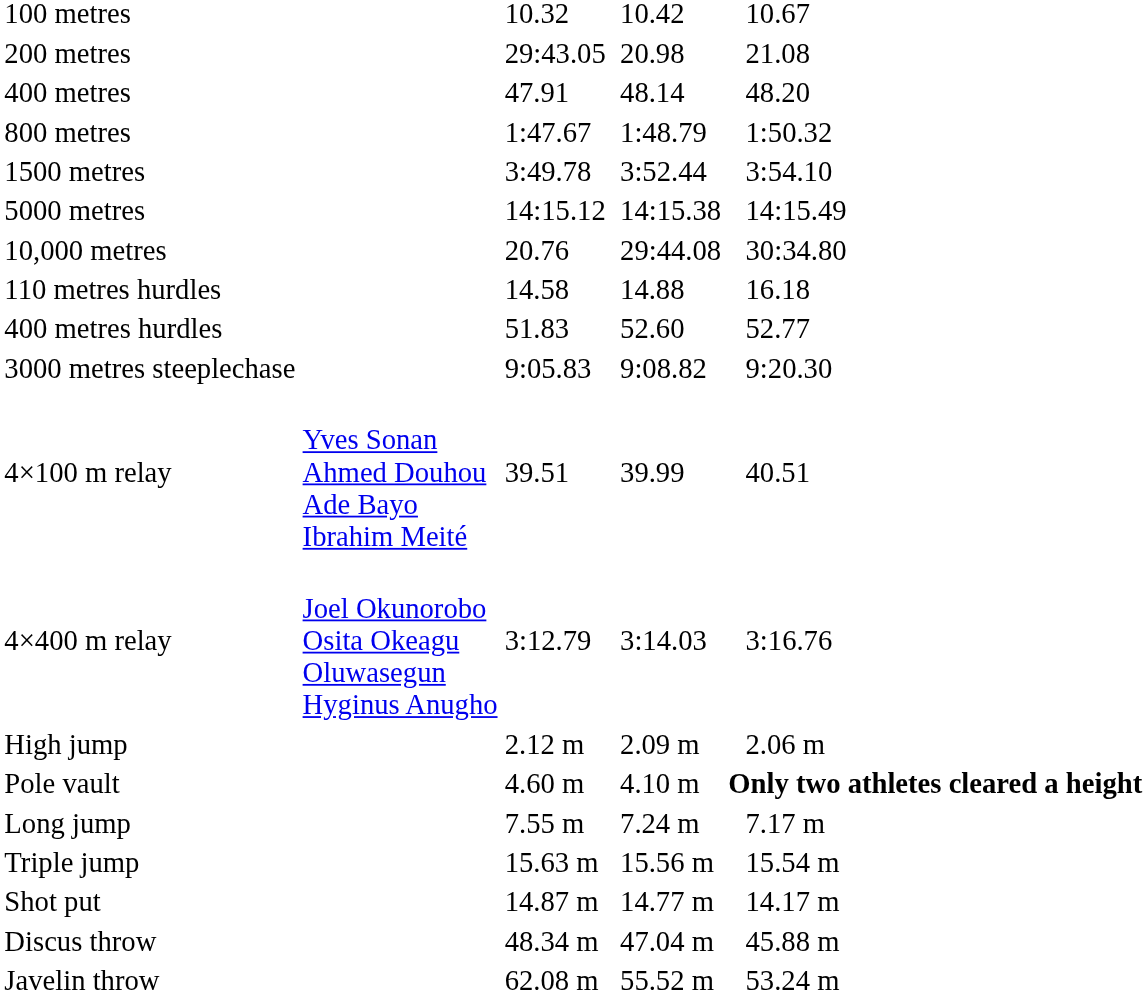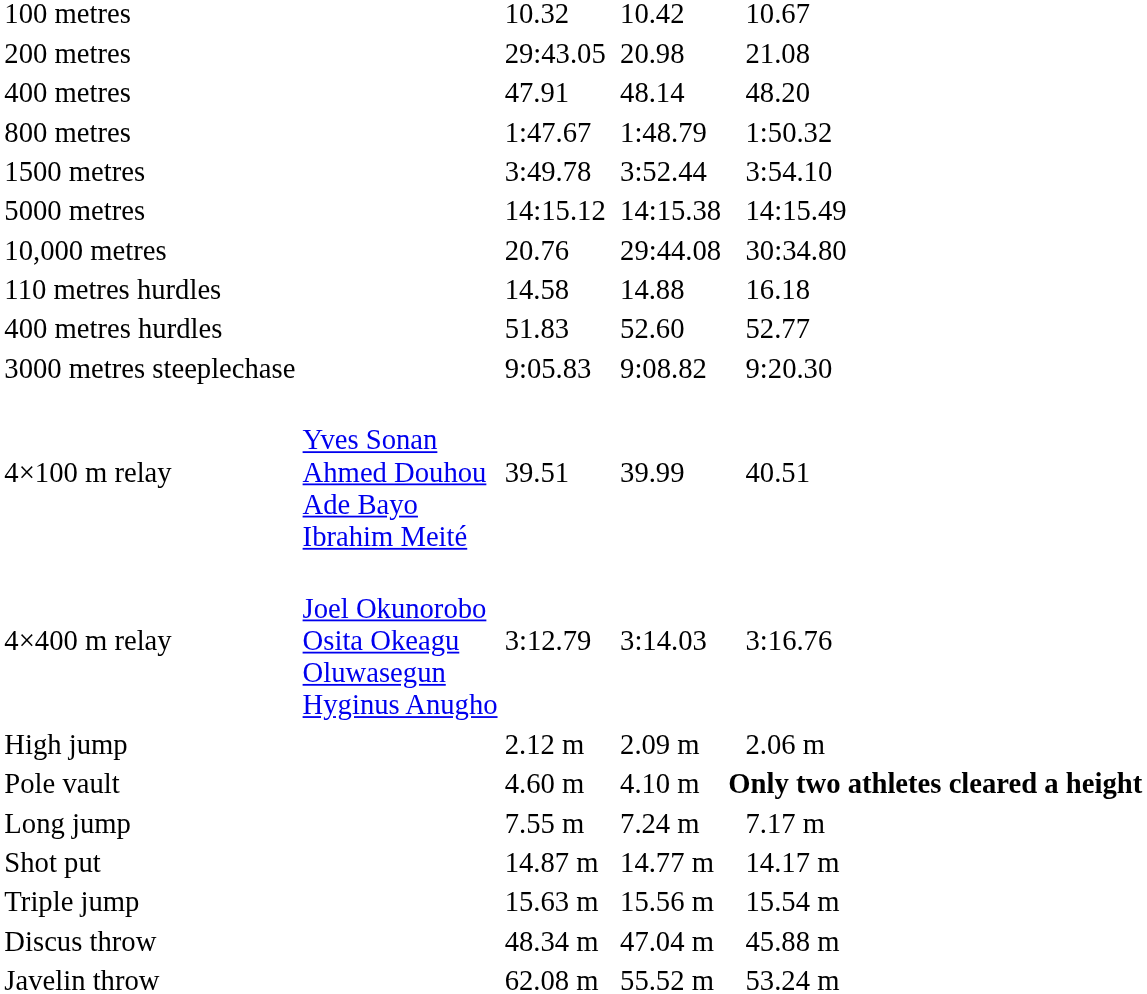rows swapped: (72, 862) <-> (53, 901)
